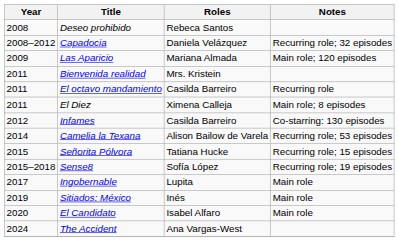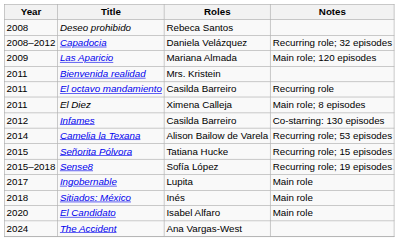(17, 197) 2019 -> (17, 197) 2018
